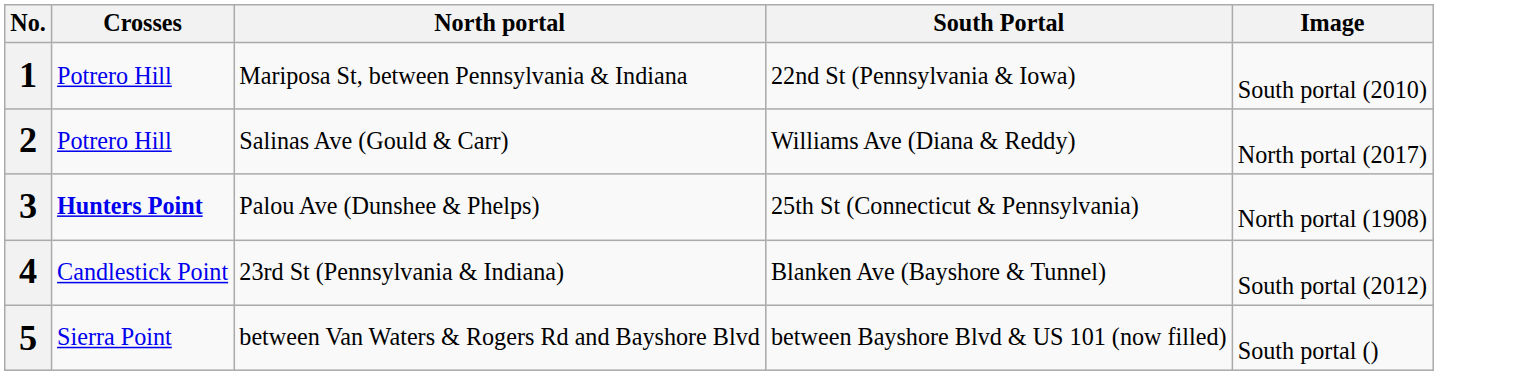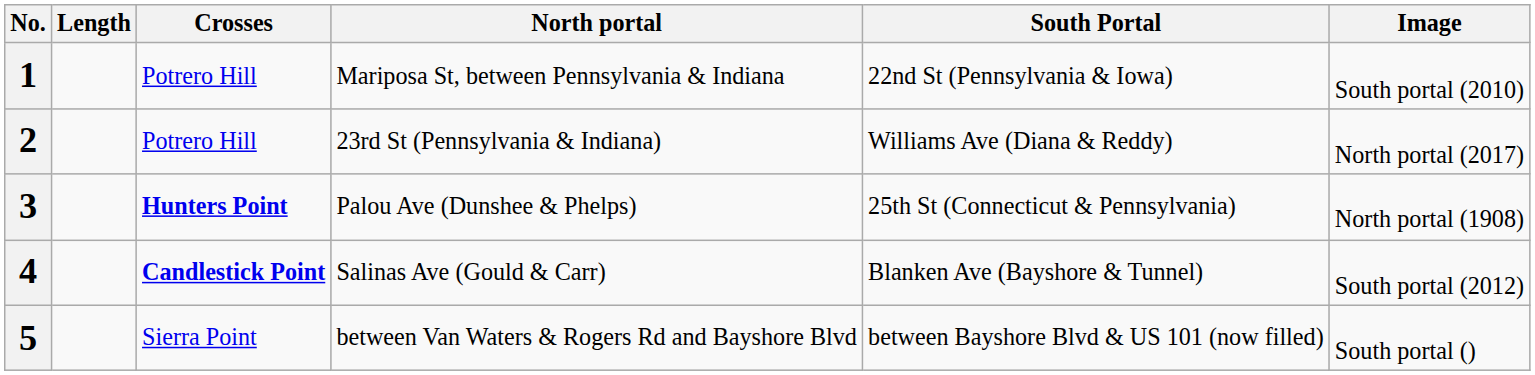+ column: (94, 23)
(374, 141) Salinas Ave (Gould & Carr) -> (499, 141) 23rd St (Pennsylvania & Indiana)
(143, 272) normal -> (234, 272) bold
(402, 272) 23rd St (Pennsylvania & Indiana) -> (471, 272) Salinas Ave (Gould & Carr)
